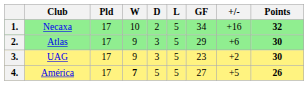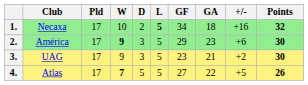+ column: (211, 12)
(176, 27) normal -> (159, 27) bold
(58, 42) Atlas -> (52, 42) América
(135, 42) normal -> (122, 42) bold
(57, 73) América -> (52, 73) Atlas
